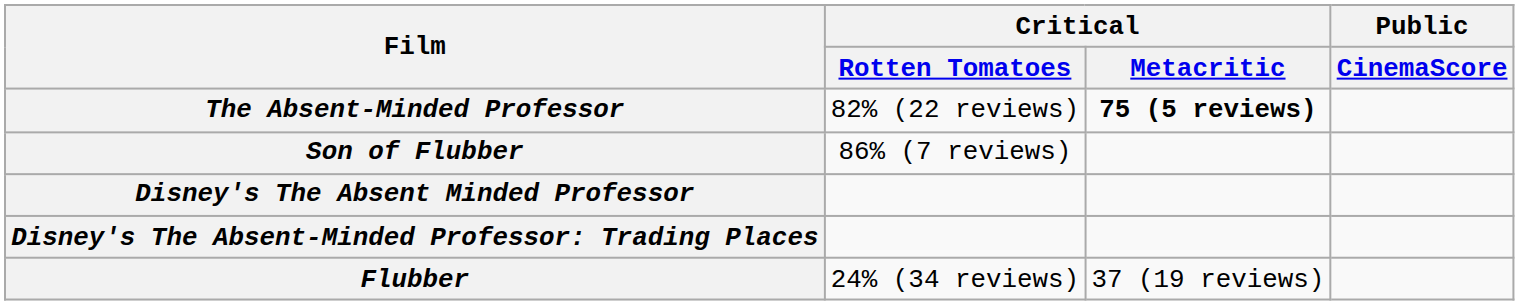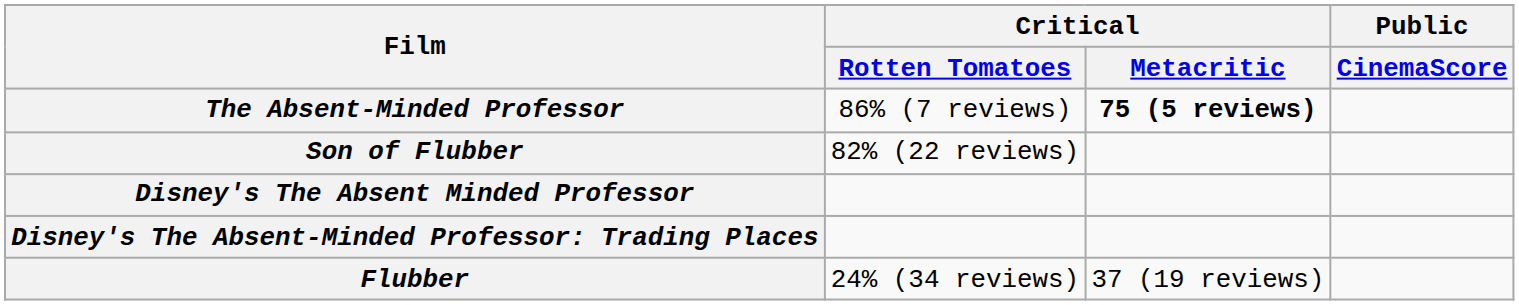(955, 110) 82% (22 reviews) -> (955, 110) 86% (7 reviews)
(955, 153) 86% (7 reviews) -> (955, 153) 82% (22 reviews)
